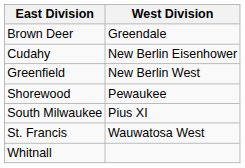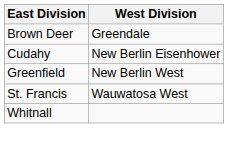- row: (39, 93)
- row: (55, 113)
